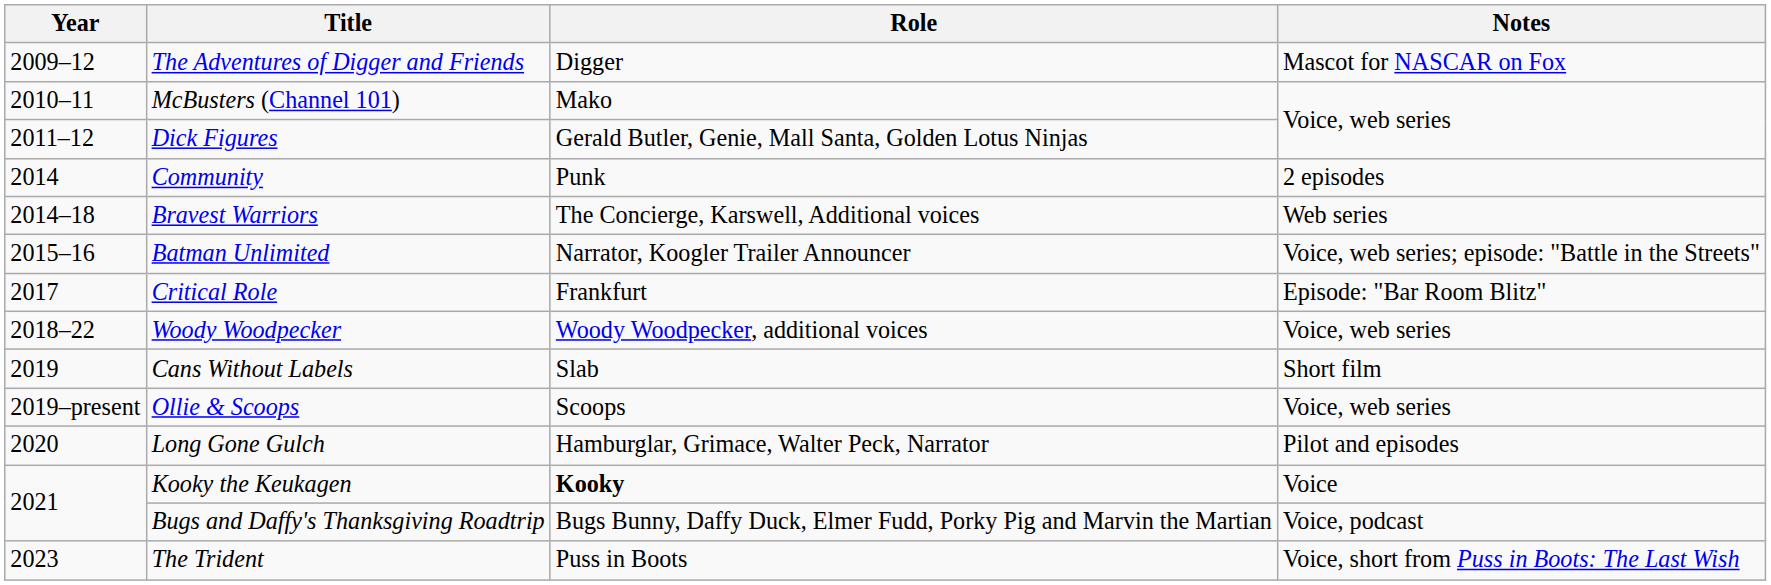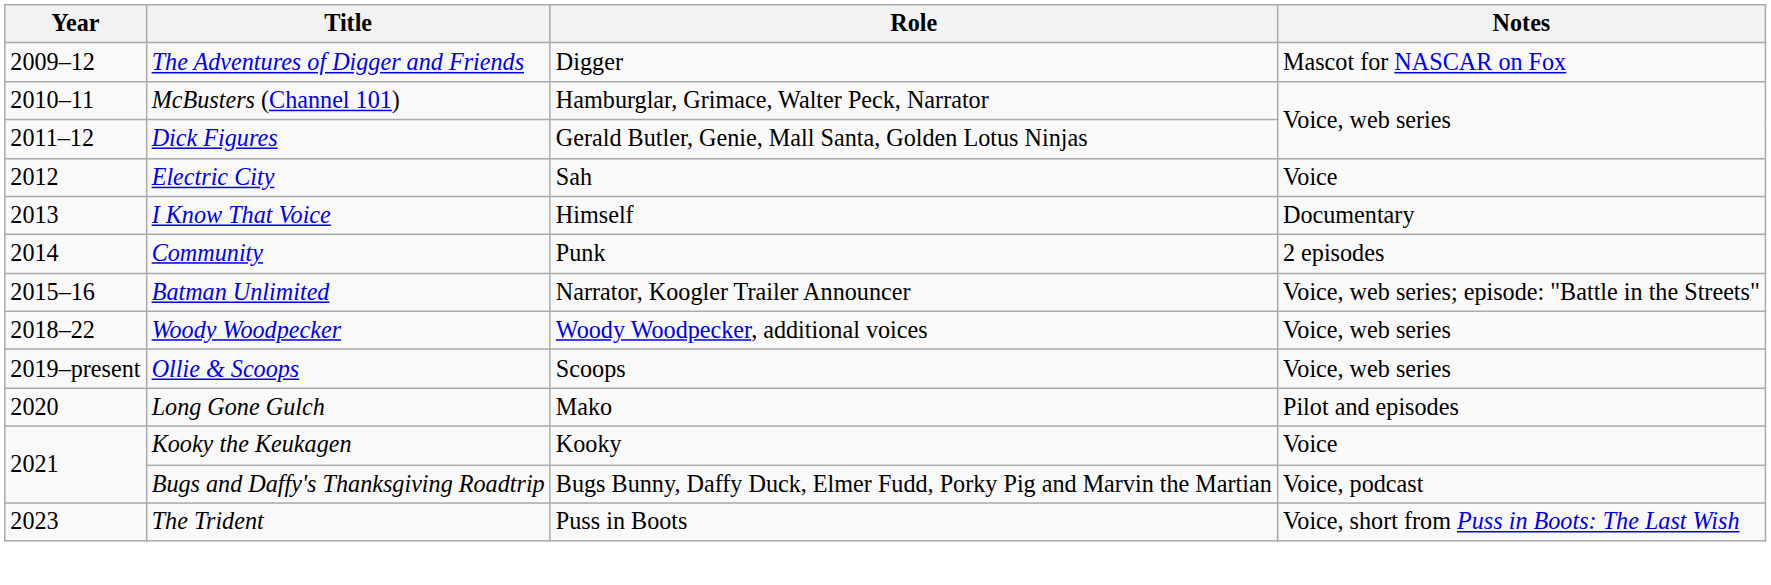(584, 100) Mako -> (772, 100) Hamburglar, Grimace, Walter Peck, Narrator
+ row: (213, 176)
+ row: (241, 215)
- row: (235, 215)
- row: (214, 291)
- row: (252, 368)
(772, 445) Hamburglar, Grimace, Walter Peck, Narrator -> (584, 406) Mako
(590, 483) bold -> (589, 445) normal
